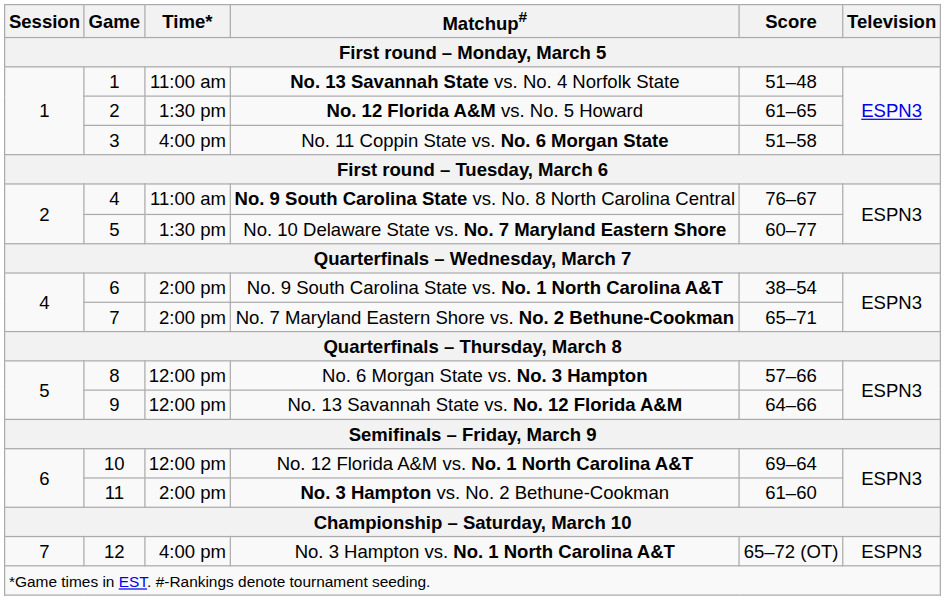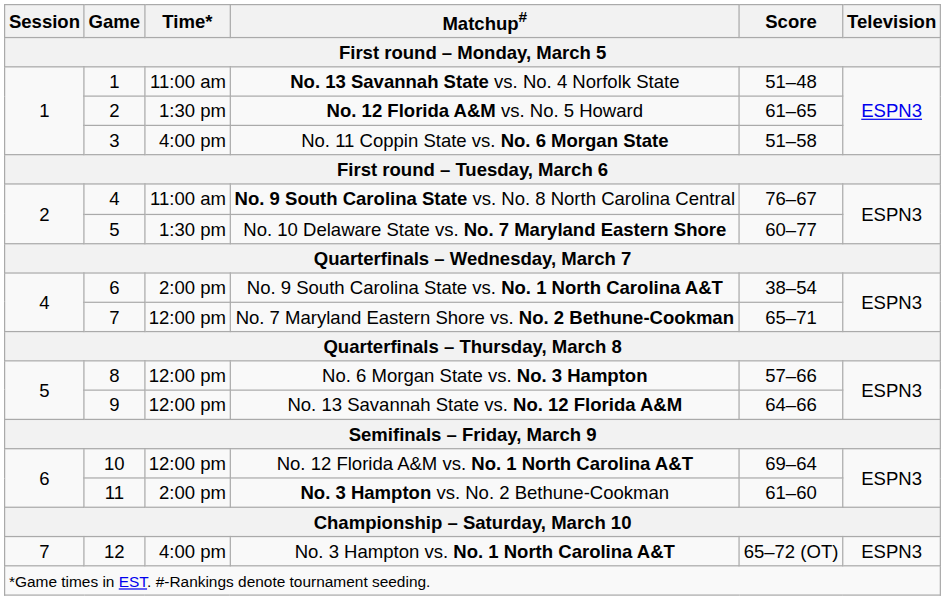(192, 317) 2:00 pm -> (187, 317) 12:00 pm
